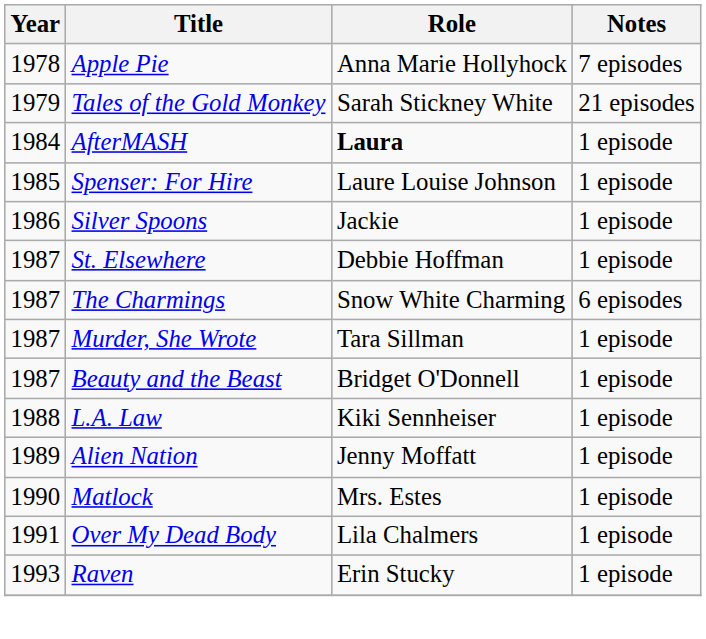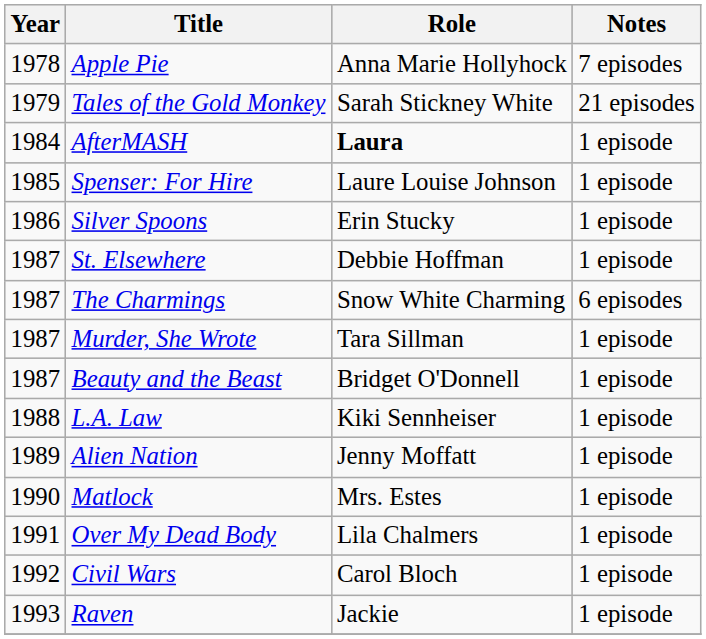(368, 220) Jackie -> (396, 220) Erin Stucky
+ row: (124, 574)
(396, 574) Erin Stucky -> (368, 614) Jackie
